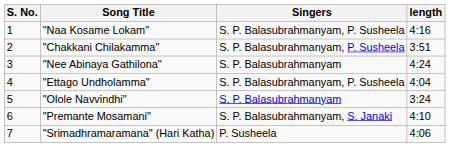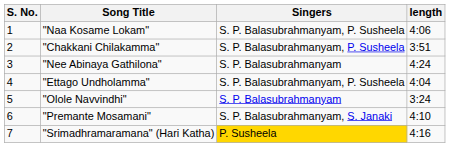(420, 30) 4:16 -> (420, 30) 4:06
(248, 133) no background -> (248, 133) gold background
(420, 133) 4:06 -> (420, 133) 4:16
